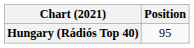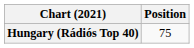(165, 33) 95 -> (165, 33) 75
